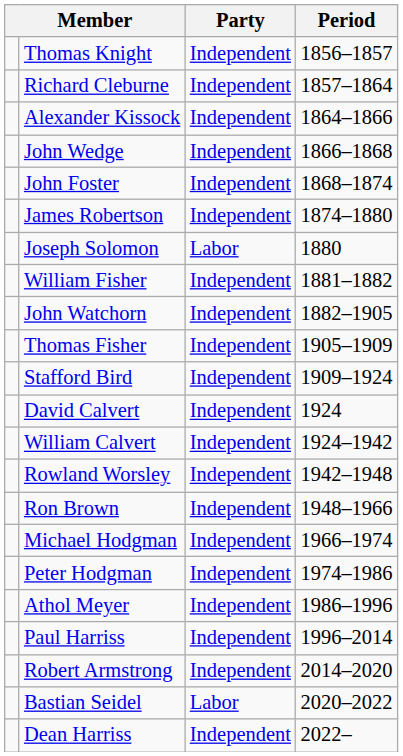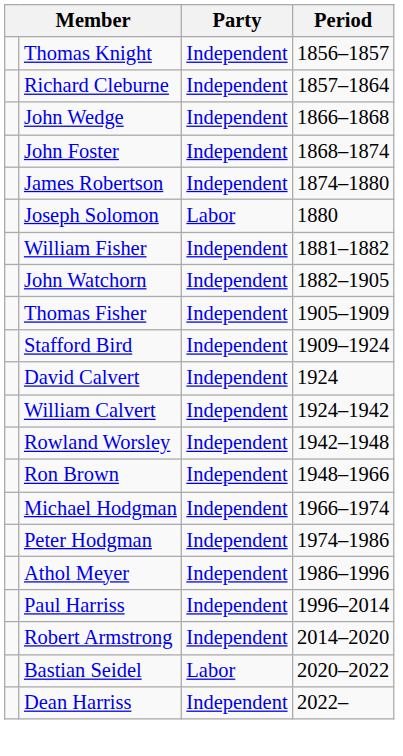- row: (102, 118)
